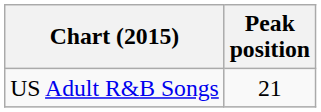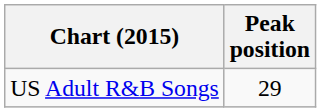(270, 87) 21 -> (270, 87) 29
